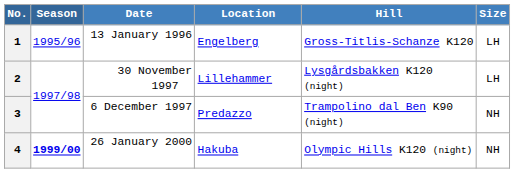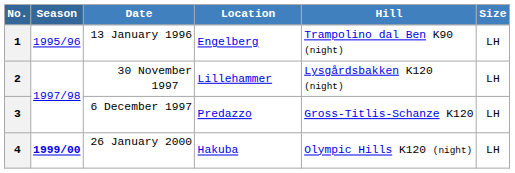(389, 43) Gross-Titlis-Schanze K120 -> (379, 43) Trampolino dal Ben K90 (night)
(379, 114) Trampolino dal Ben K90 (night) -> (389, 114) Gross-Titlis-Schanze K120
(493, 114) NH -> (493, 114) LH
(493, 150) NH -> (493, 150) LH
